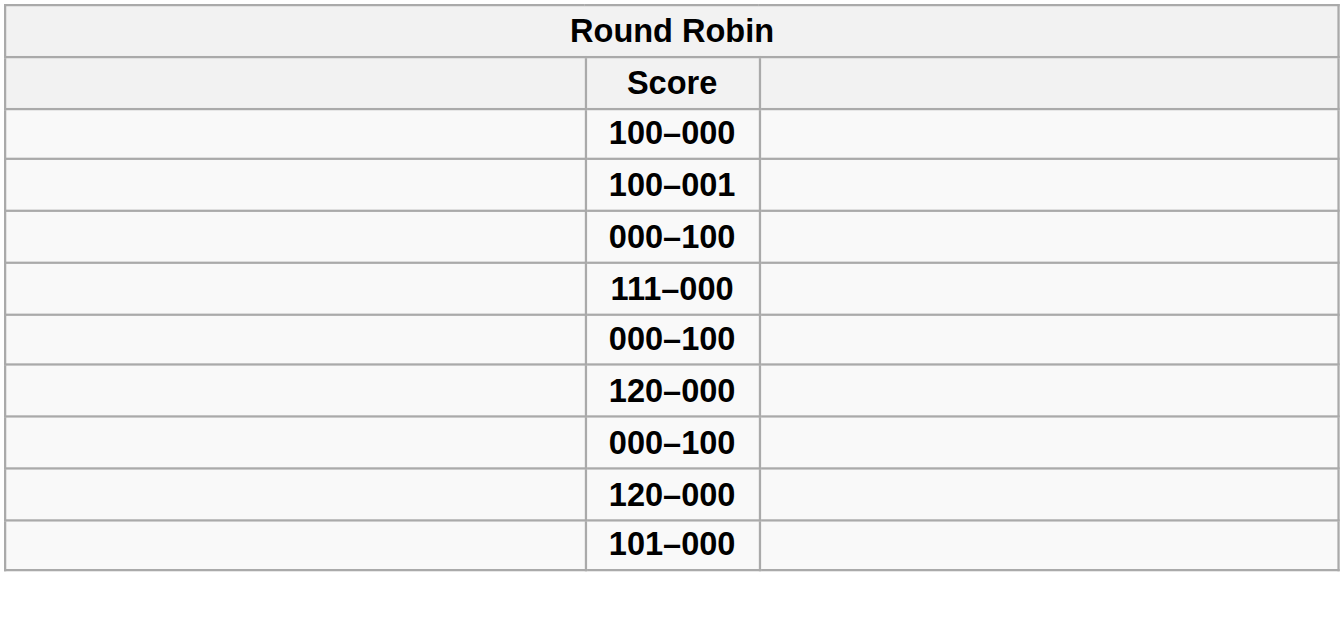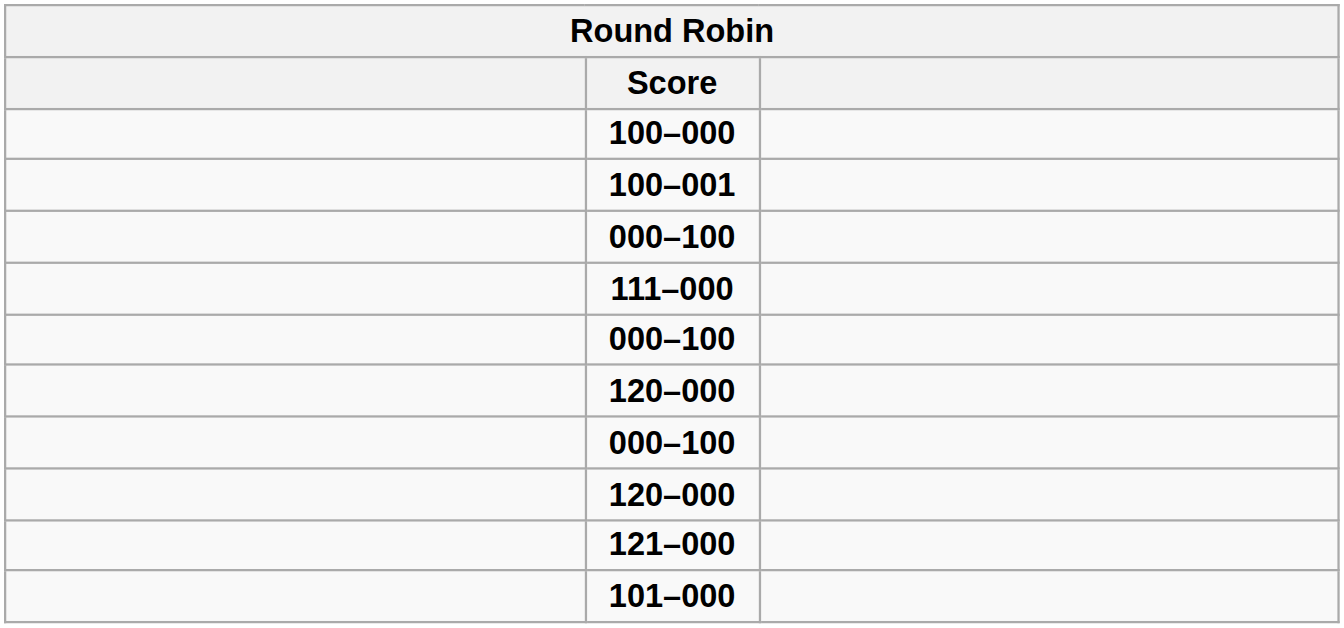+ row: (295, 545)
